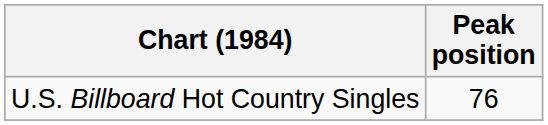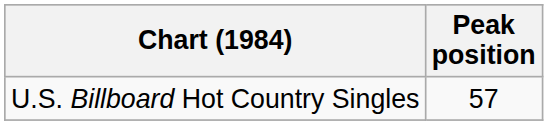(484, 98) 76 -> (484, 98) 57
